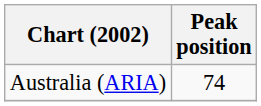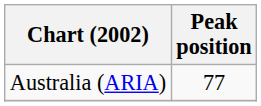(214, 82) 74 -> (214, 82) 77
